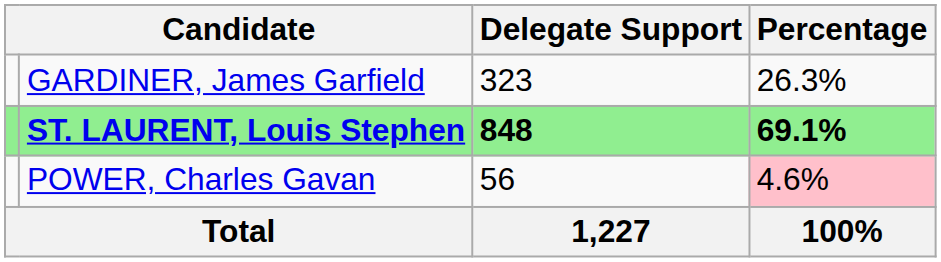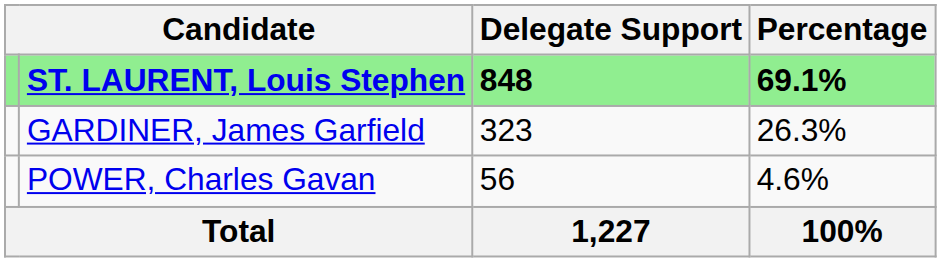rows swapped: (246, 130) <-> (226, 79)
(793, 180) pink background -> (793, 180) no background
